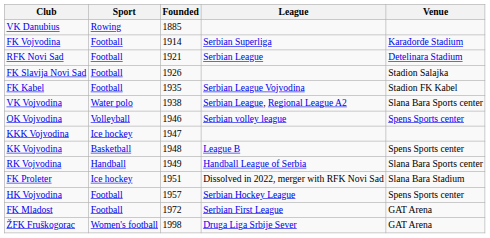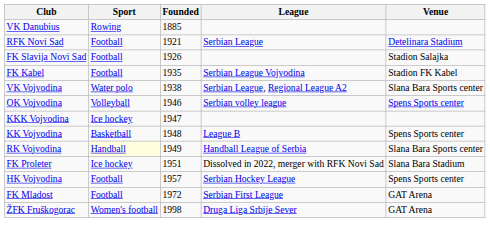- row: (33, 42)
(108, 164) no background -> (108, 149) lightyellow background
